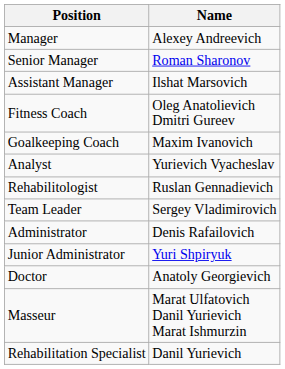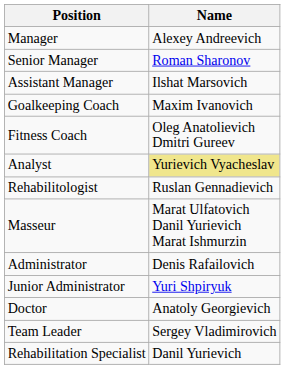rows swapped: (63, 143) <-> (47, 112)
(213, 165) no background -> (213, 165) khaki background
rows swapped: (45, 210) <-> (32, 315)
